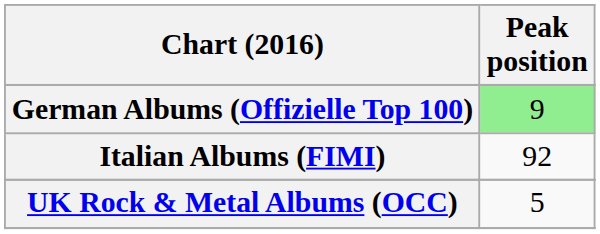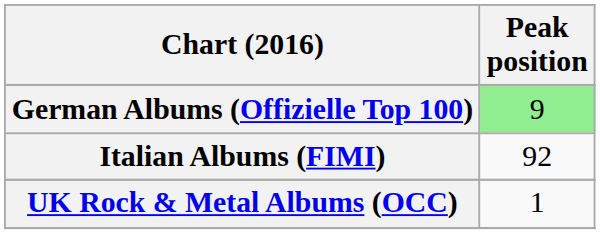(537, 203) 5 -> (537, 203) 1
